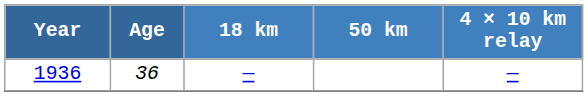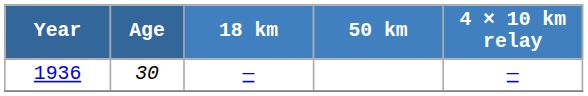(147, 75) 36 -> (147, 75) 30
